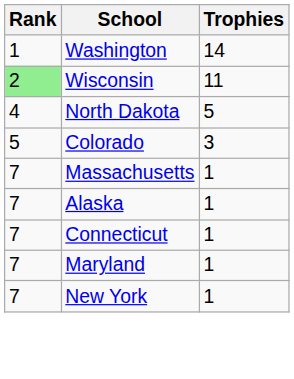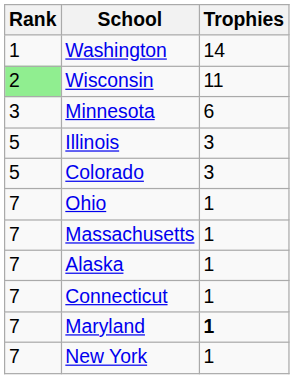+ row: (110, 111)
- row: (122, 111)
+ row: (92, 142)
+ row: (86, 204)
(209, 265) normal -> (209, 326) bold
